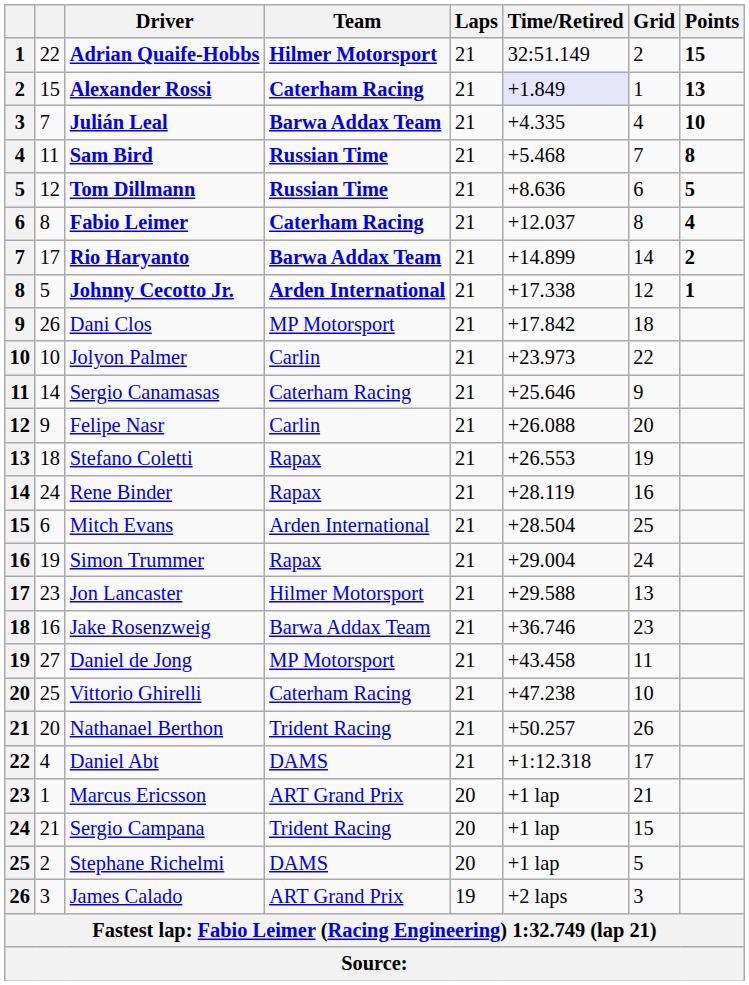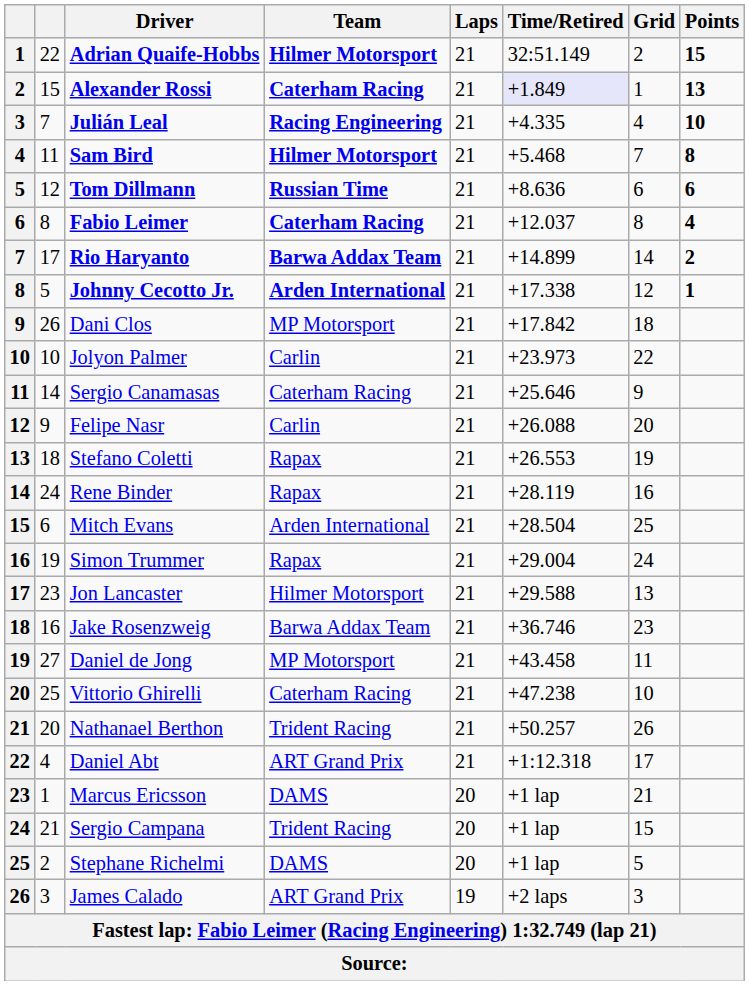(355, 121) Barwa Addax Team -> (356, 121) Racing Engineering
(329, 155) Russian Time -> (353, 155) Hilmer Motorsport
(690, 189) 5 -> (690, 189) 6
(299, 761) DAMS -> (336, 761) ART Grand Prix
(336, 795) ART Grand Prix -> (299, 795) DAMS
